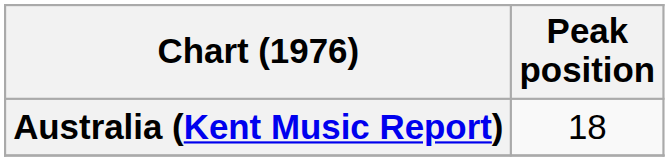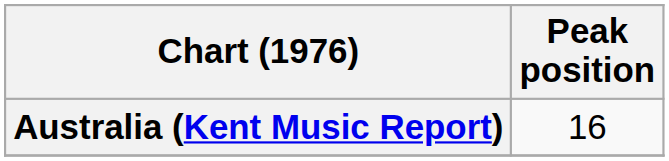(587, 126) 18 -> (587, 126) 16
